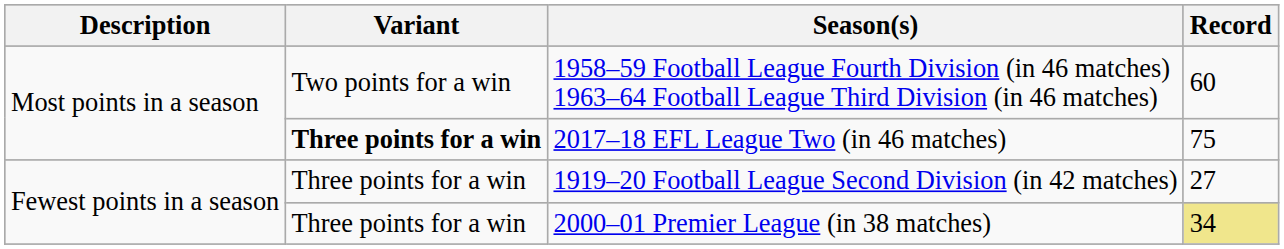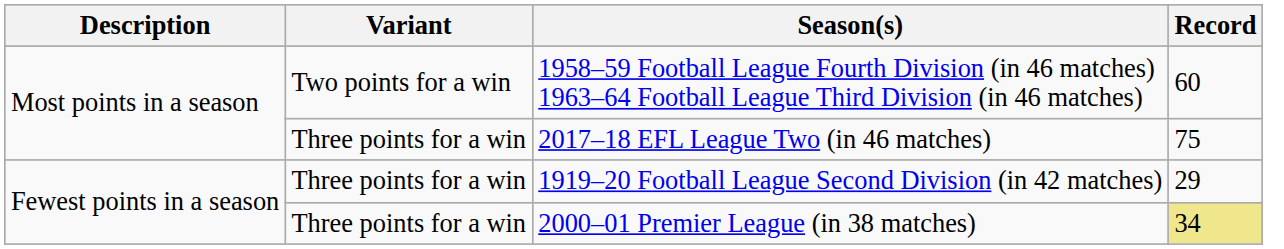(416, 138) bold -> (409, 138) normal
(1203, 180) 27 -> (1188, 180) 29
